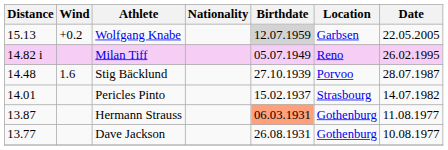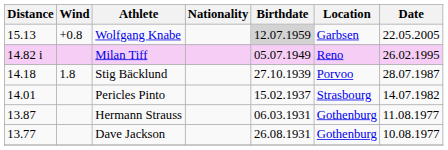(71, 34) +0.2 -> (71, 34) +0.8
(22, 74) 14.48 -> (22, 74) 14.18
(67, 74) 1.6 -> (67, 74) 1.8
(282, 114) lightsalmon background -> (282, 114) no background
